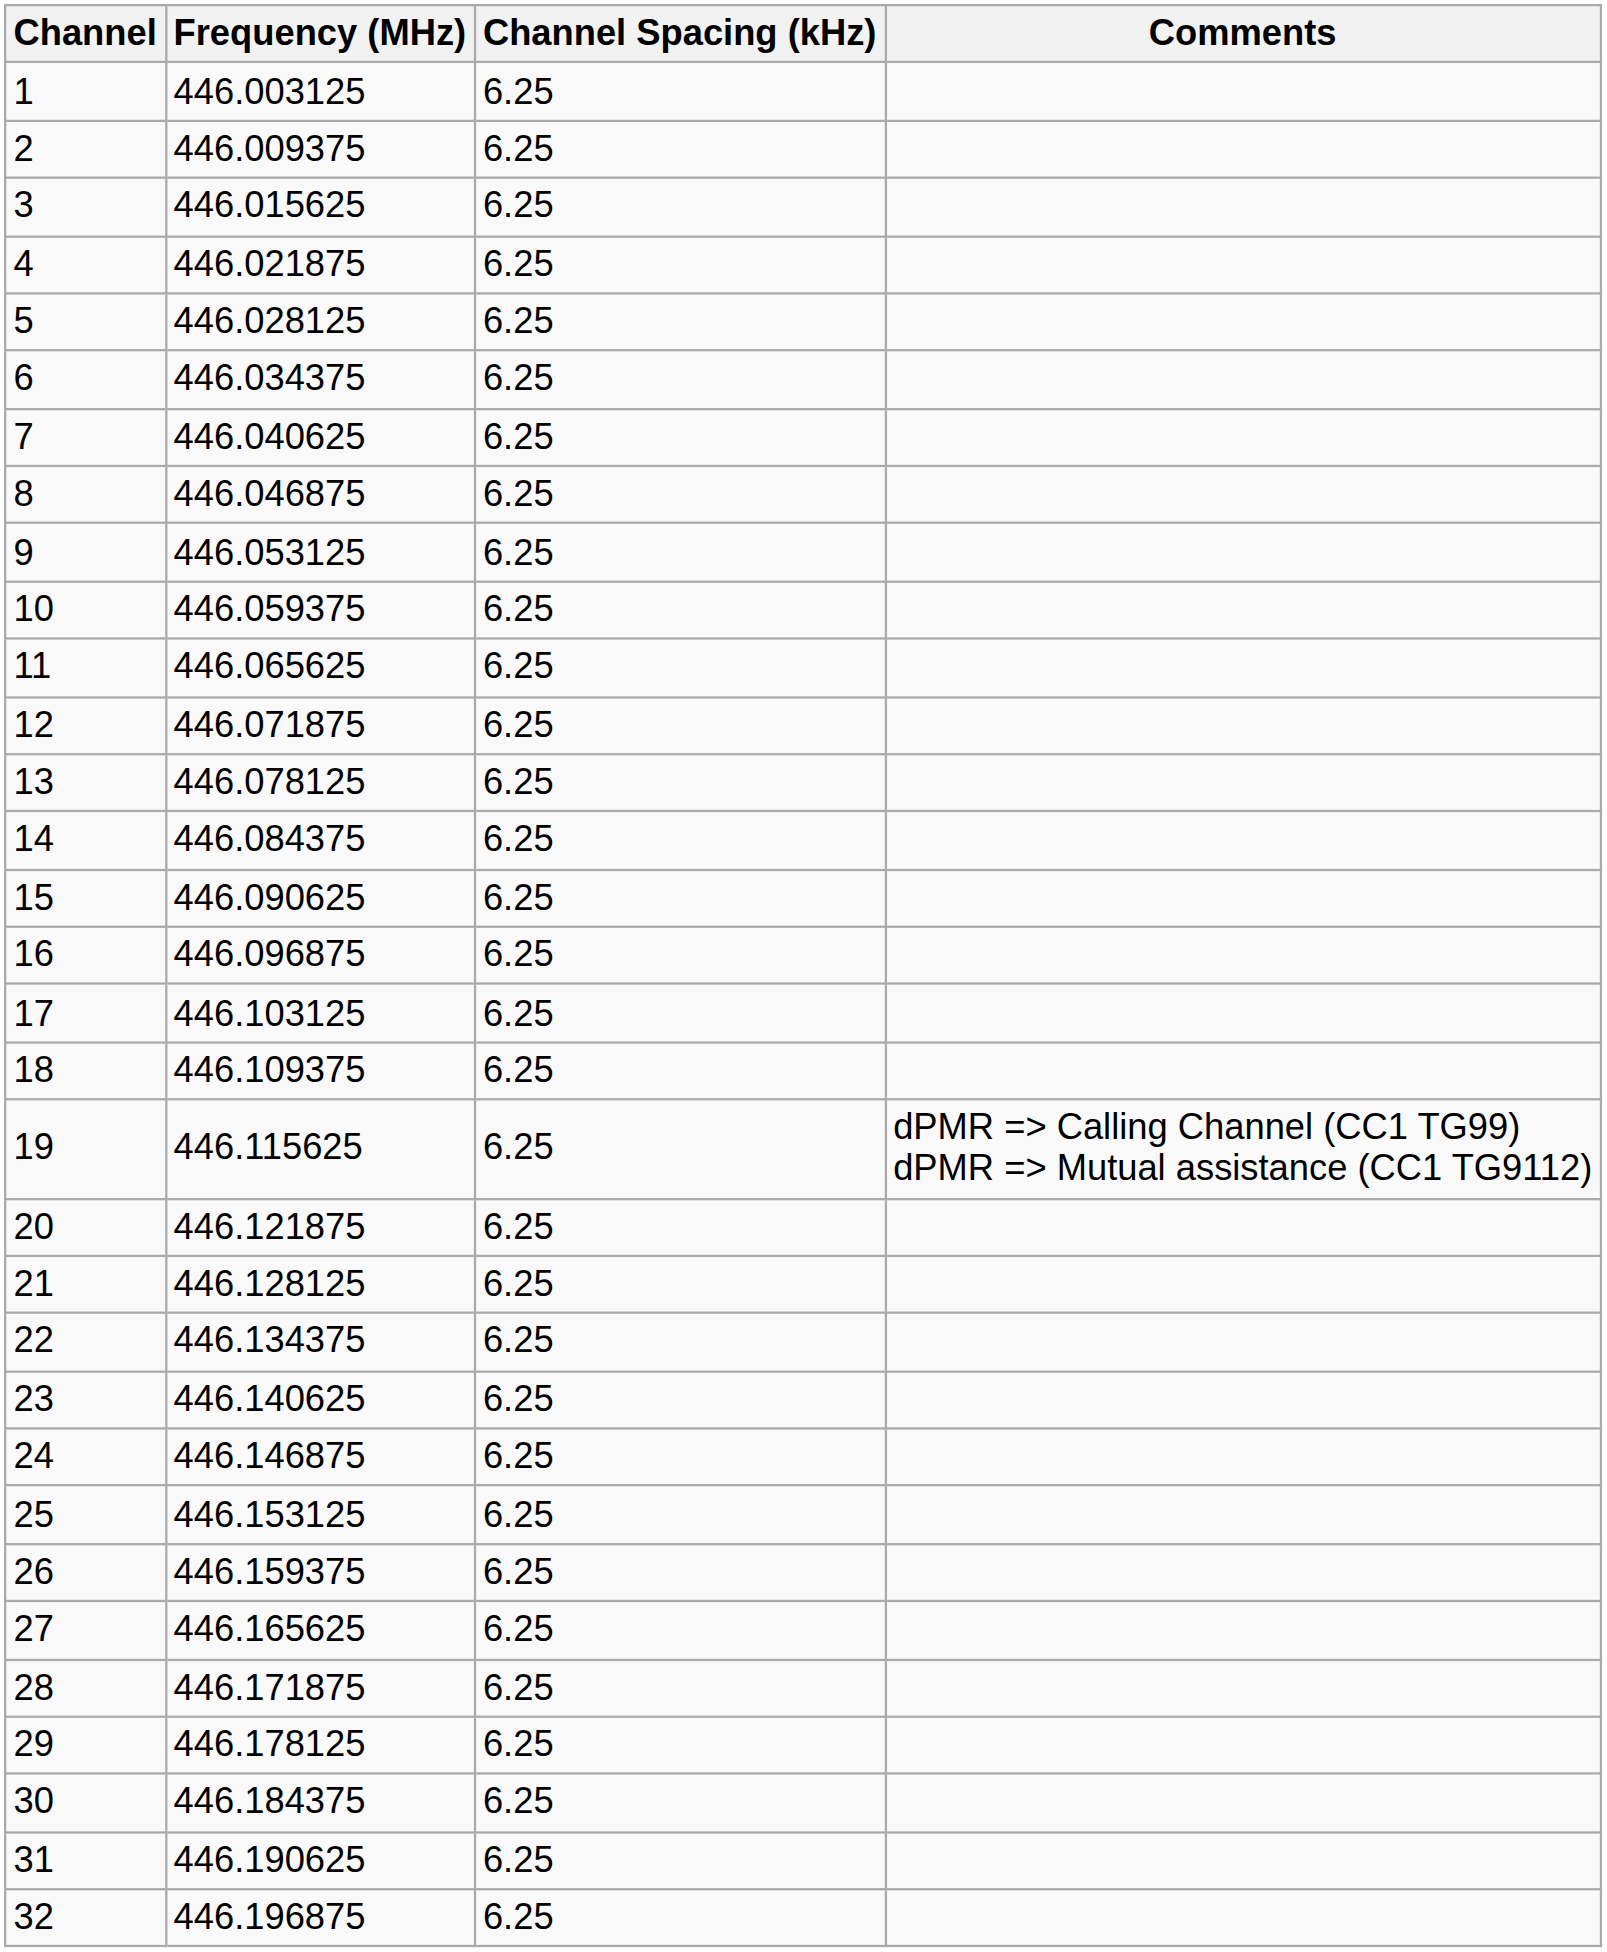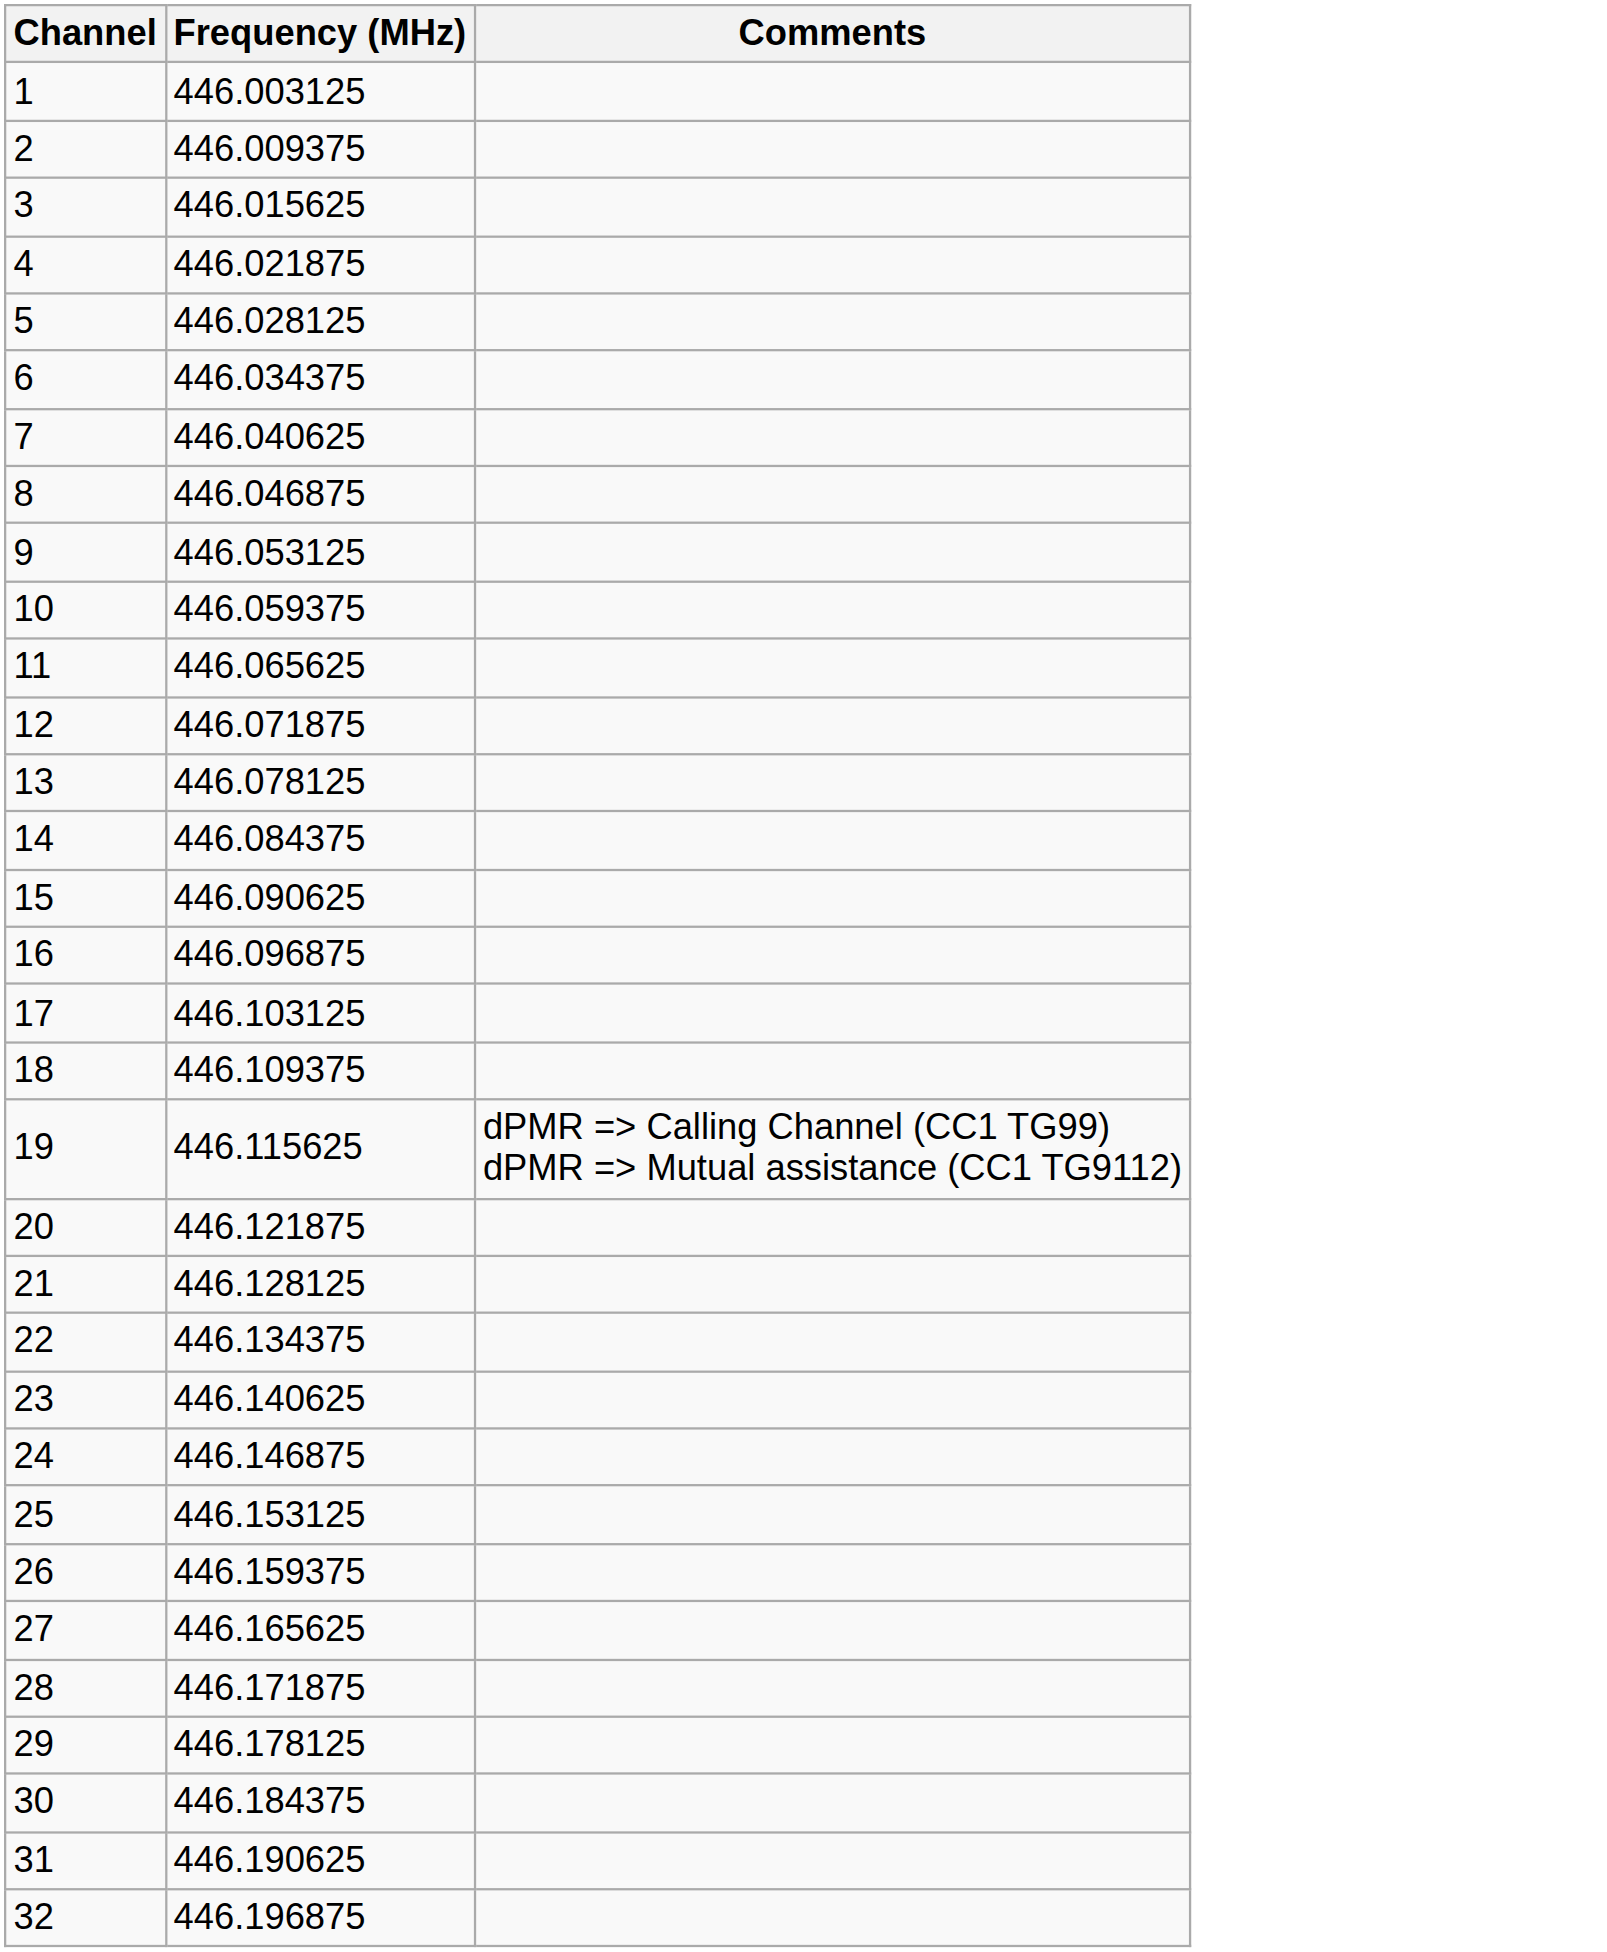- column: (680, 33)
